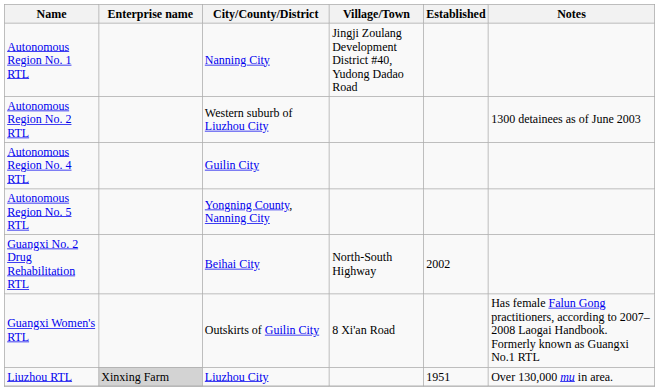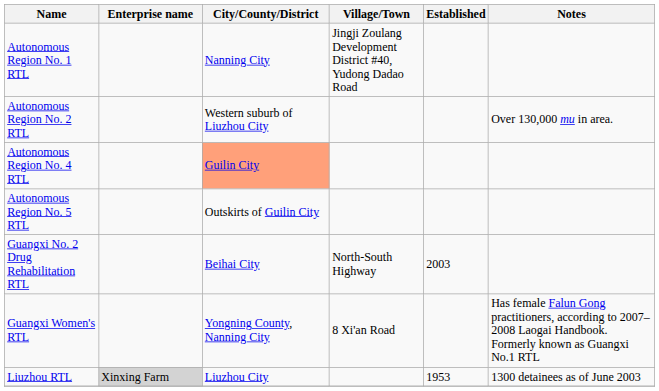(566, 119) 1300 detainees as of June 2003 -> (552, 119) Over 130,000 mu in area.
(232, 165) no background -> (232, 165) lightsalmon background
(249, 211) Yongning County, Nanning City -> (262, 211) Outskirts of Guilin City
(438, 264) 2002 -> (438, 264) 2003
(262, 330) Outskirts of Guilin City -> (249, 330) Yongning County, Nanning City
(438, 376) 1951 -> (438, 376) 1953
(552, 376) Over 130,000 mu in area. -> (566, 376) 1300 detainees as of June 2003
